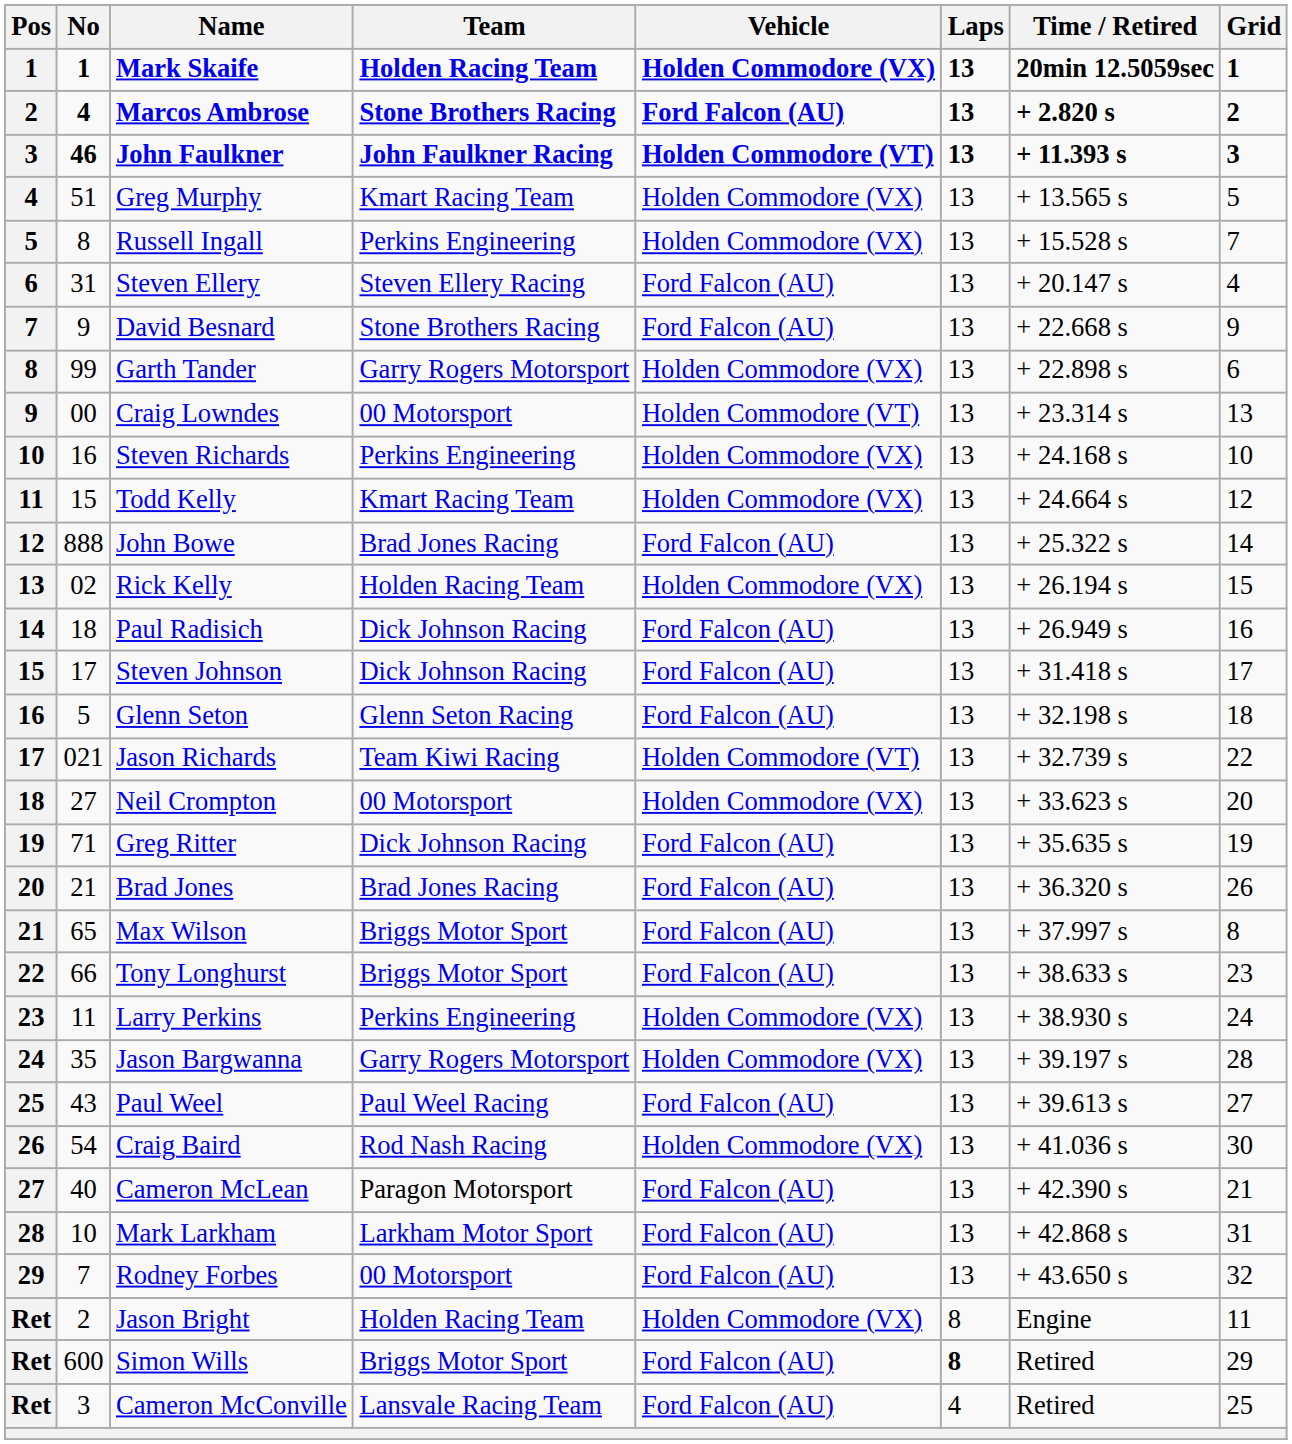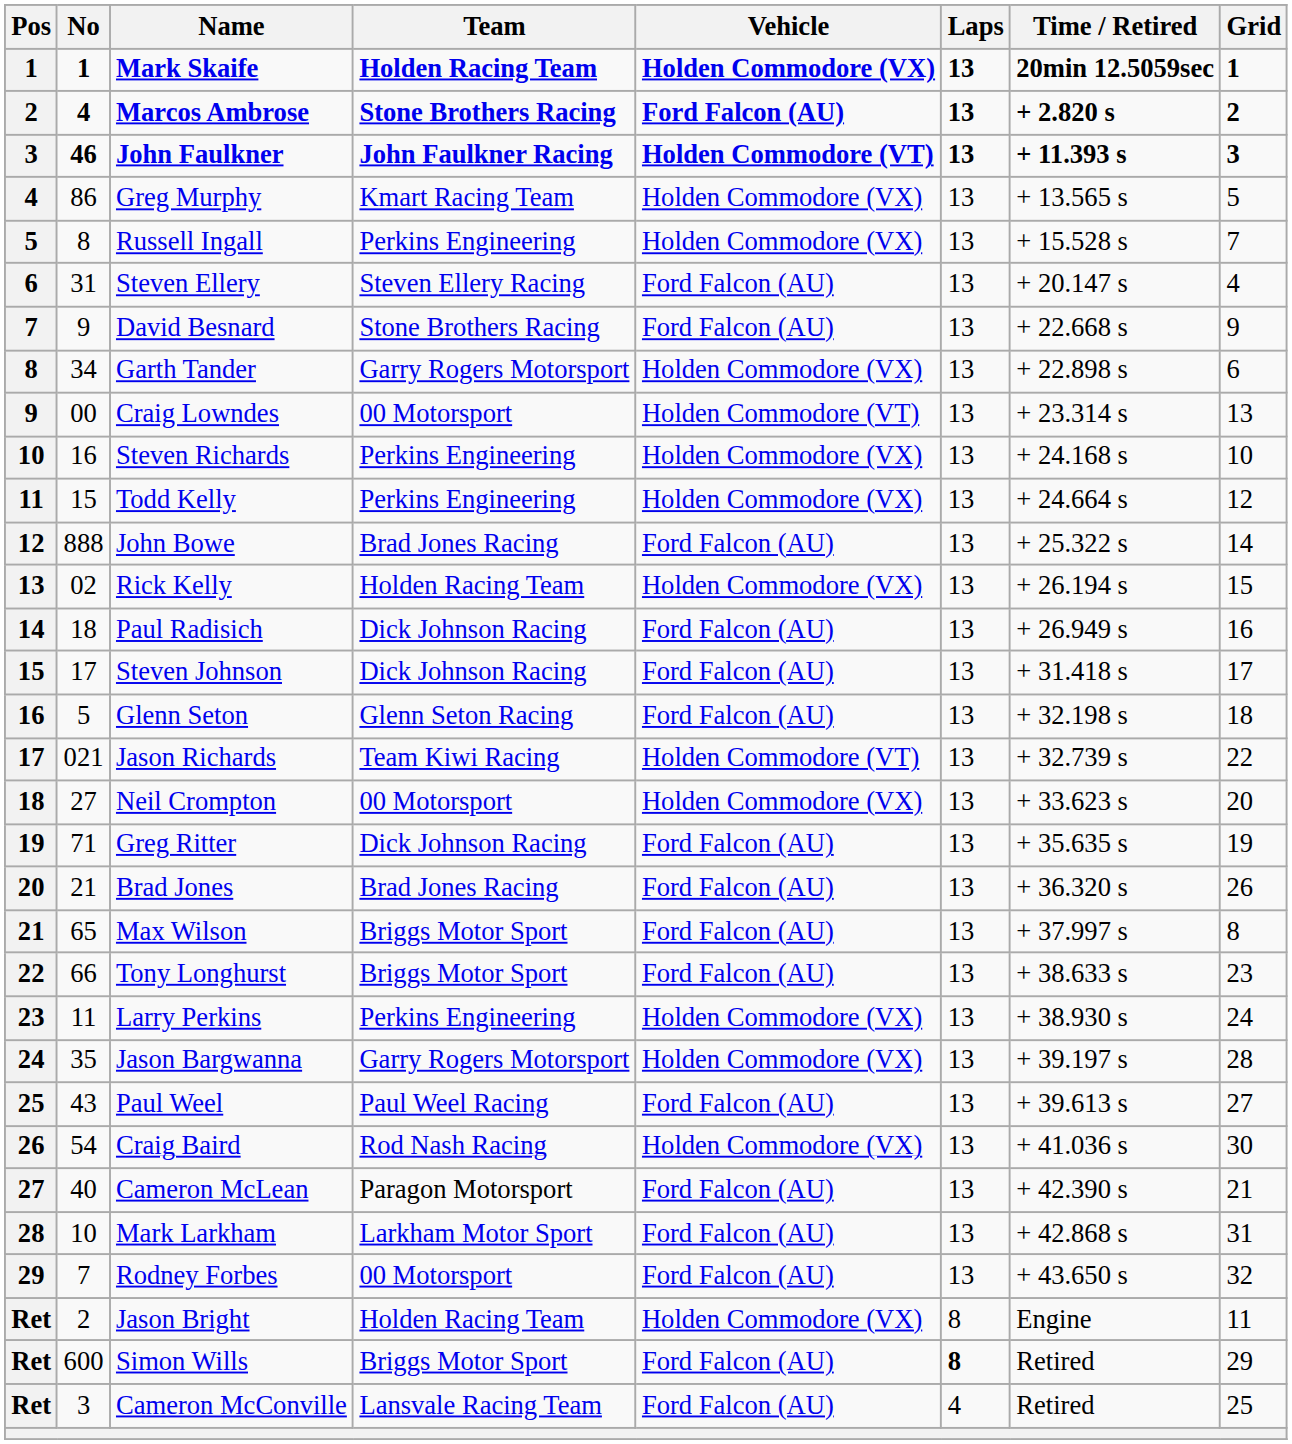(84, 198) 51 -> (84, 198) 86
(84, 370) 99 -> (84, 370) 34
(467, 499) Kmart Racing Team -> (467, 499) Perkins Engineering
